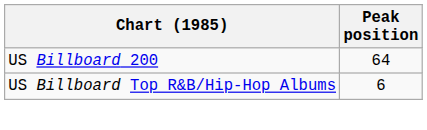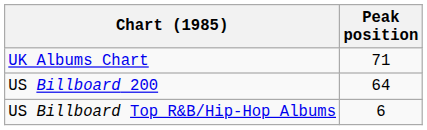+ row: (79, 61)
